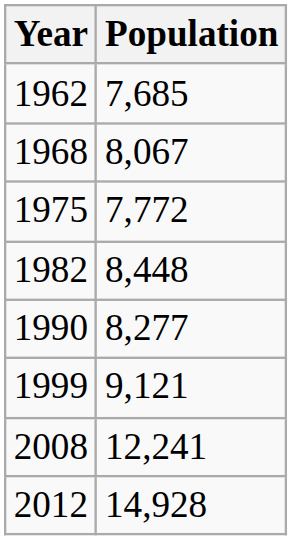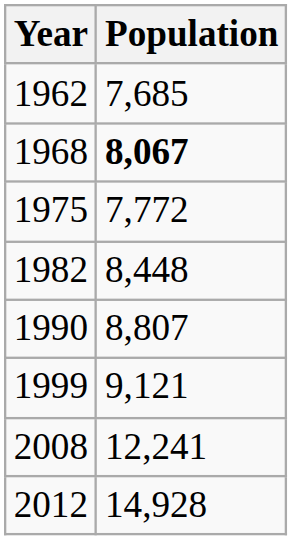(147, 151) normal -> (147, 151) bold
(147, 328) 8,277 -> (147, 328) 8,807
